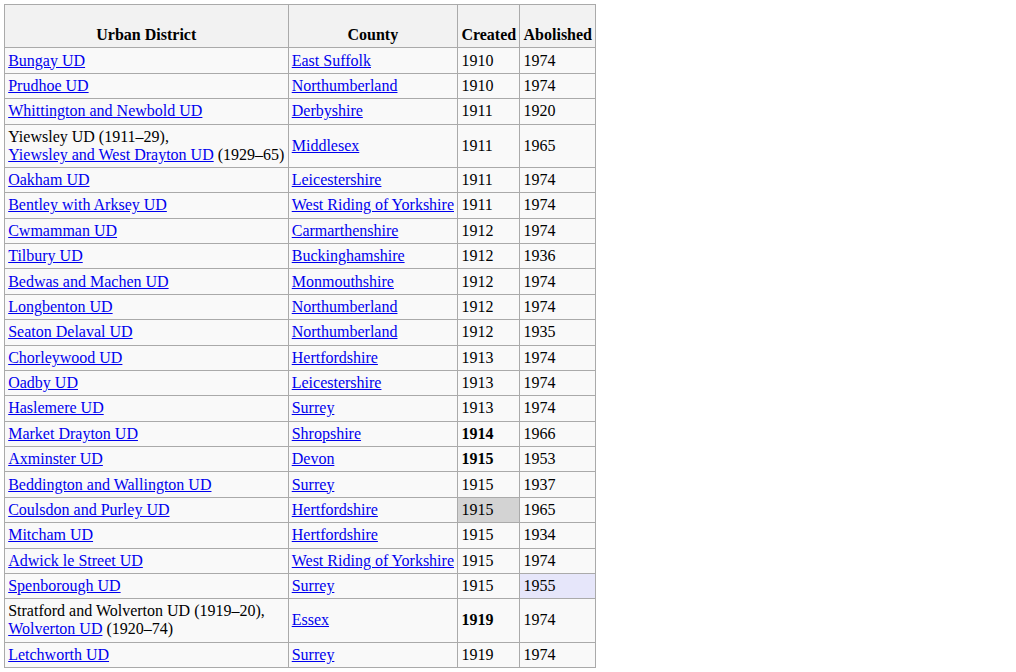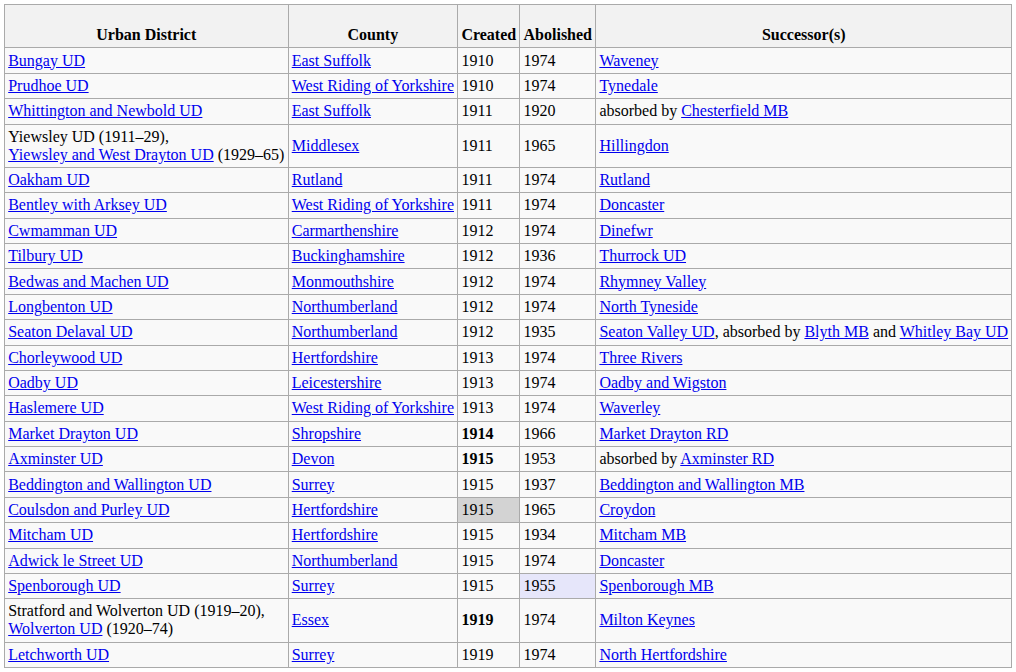+ column: (804, 35)
(345, 85) Northumberland -> (373, 85) West Riding of Yorkshire
(327, 111) Derbyshire -> (331, 111) East Suffolk
(337, 180) Leicestershire -> (317, 180) Rutland
(313, 408) Surrey -> (373, 408) West Riding of Yorkshire
(373, 560) West Riding of Yorkshire -> (345, 560) Northumberland
